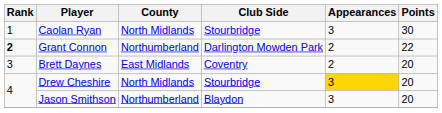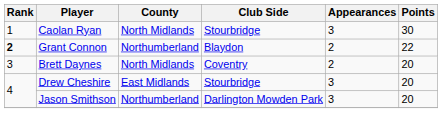(263, 47) Darlington Mowden Park -> (224, 47) Blaydon
(155, 64) East Midlands -> (157, 64) North Midlands
(157, 82) North Midlands -> (155, 82) East Midlands
(331, 82) gold background -> (331, 82) no background
(224, 99) Blaydon -> (263, 99) Darlington Mowden Park
